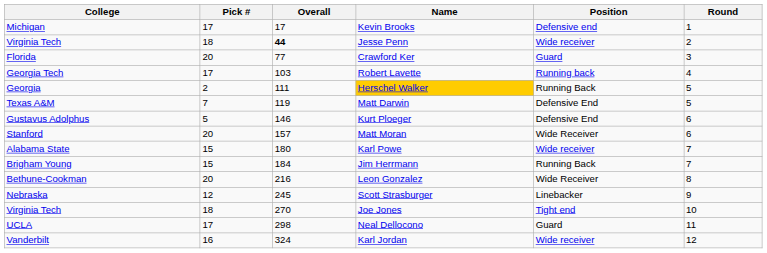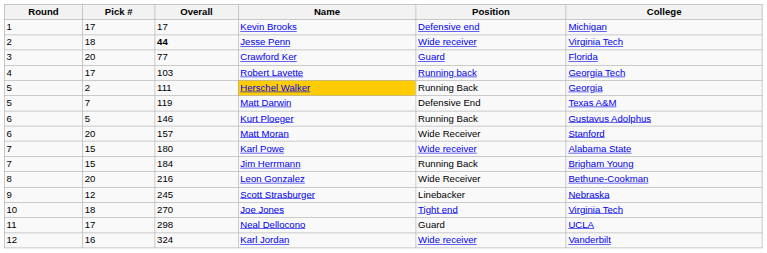columns swapped: (723, 12) <-> (102, 12)
(567, 118) Defensive End -> (448, 118) Running Back
